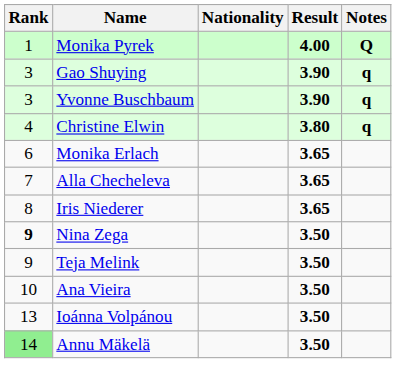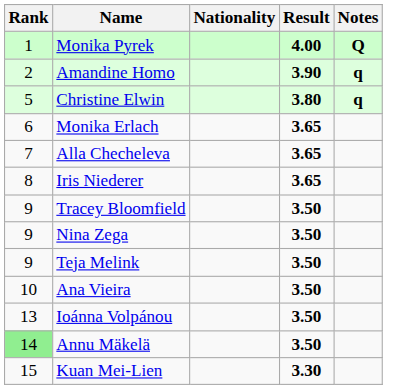+ row: (116, 72)
- row: (101, 72)
- row: (125, 99)
(28, 126) 4 -> (28, 99) 5
+ row: (121, 208)
(28, 235) bold -> (28, 235) normal
+ row: (109, 371)
